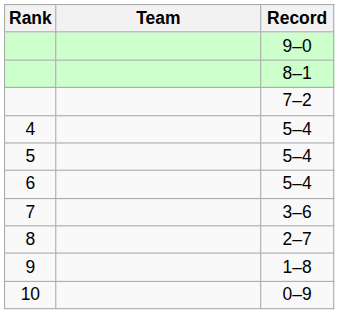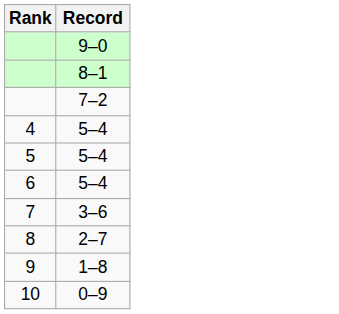- column: (158, 18)
